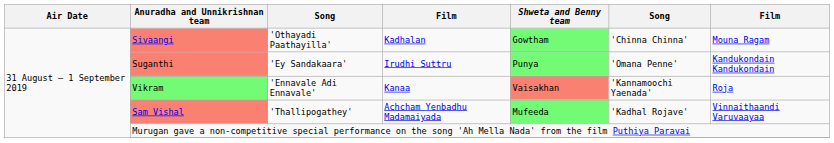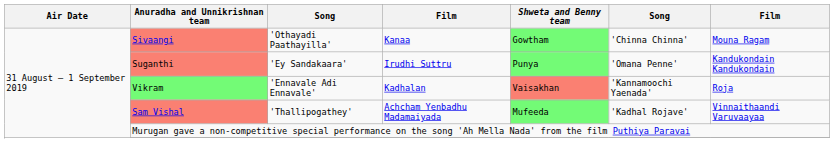(405, 40) Kadhalan -> (397, 40) Kanaa
(397, 88) Kanaa -> (405, 88) Kadhalan
